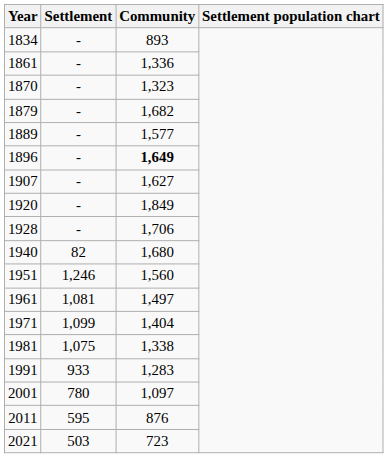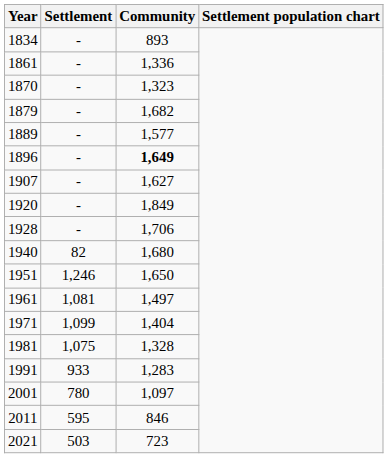(157, 275) 1,560 -> (157, 275) 1,650
(157, 346) 1,338 -> (157, 346) 1,328
(157, 417) 876 -> (157, 417) 846
